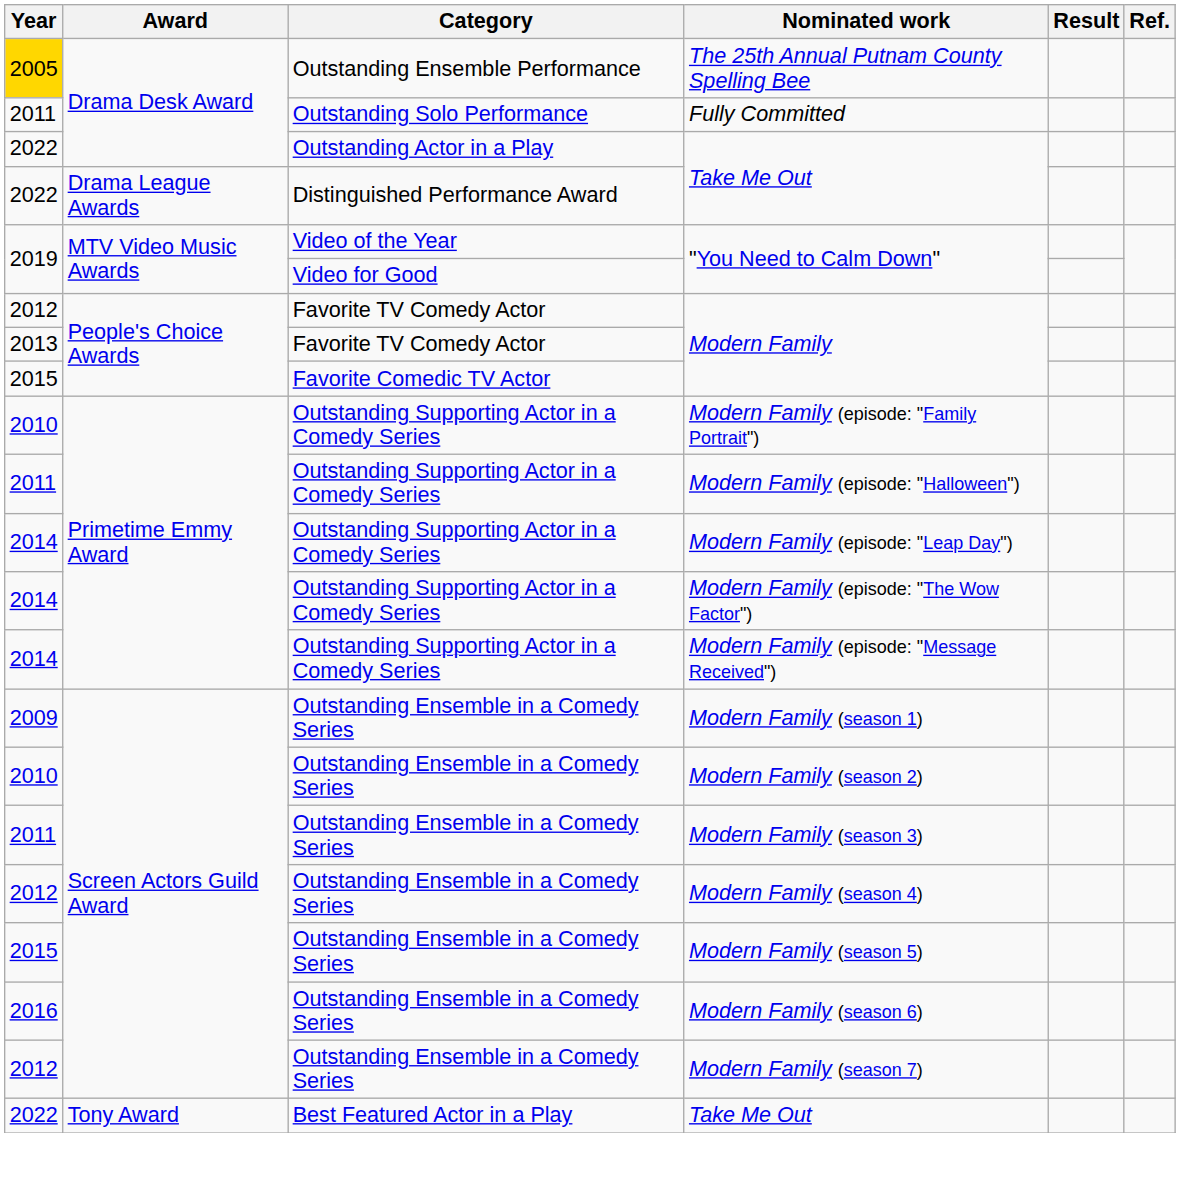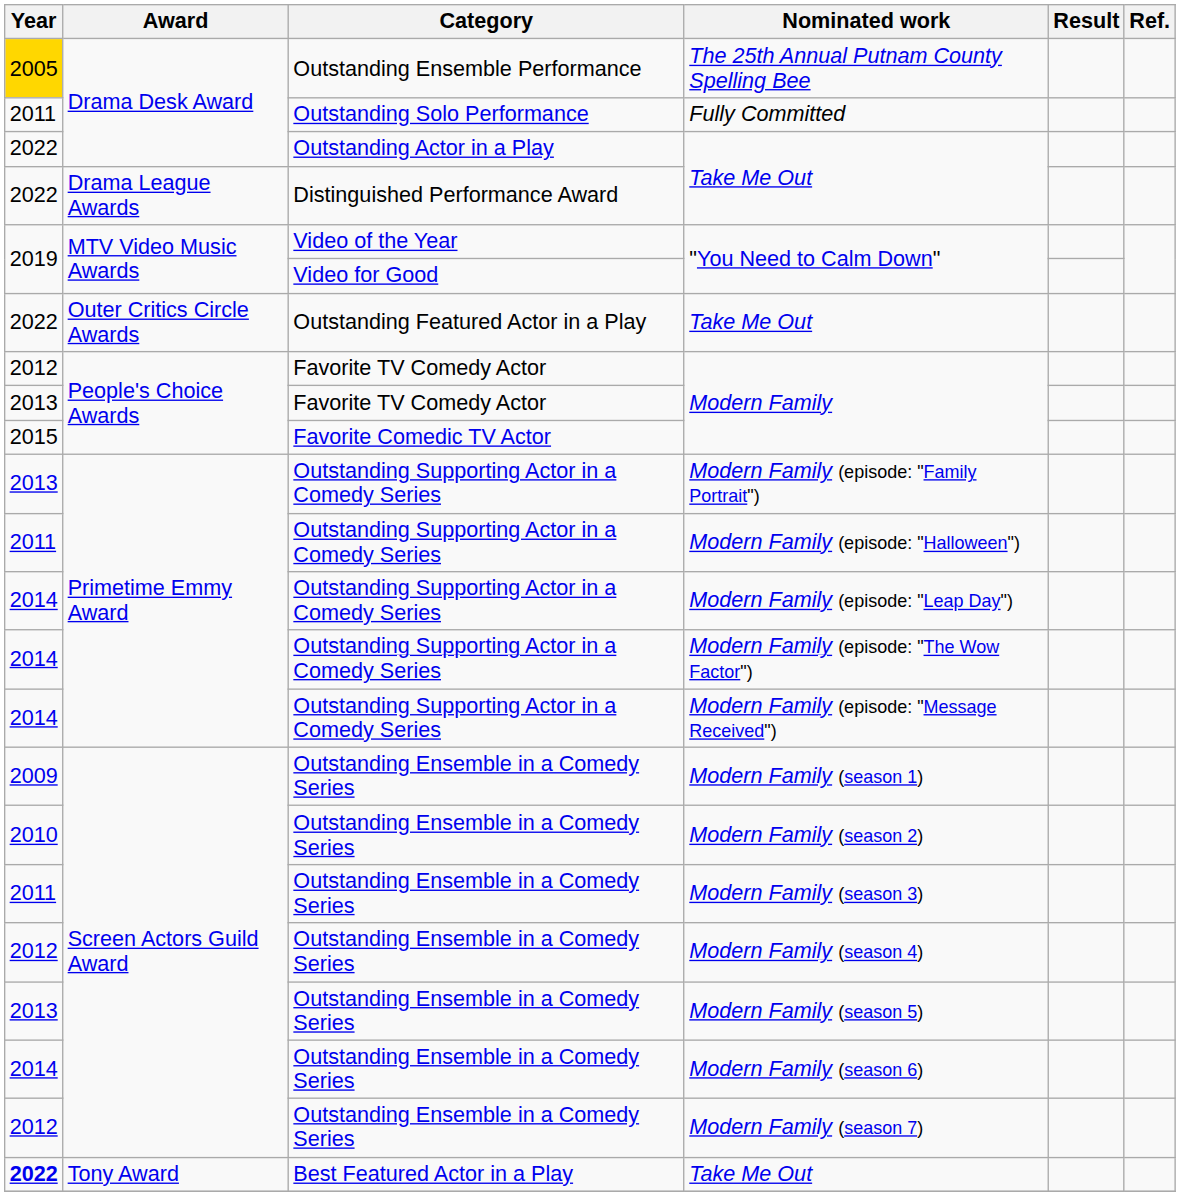+ row: (470, 322)
(34, 424) 2010 -> (34, 483) 2013
(34, 951) 2015 -> (34, 1010) 2013
(34, 1010) 2016 -> (34, 1069) 2014
(34, 1115) normal -> (34, 1174) bold
